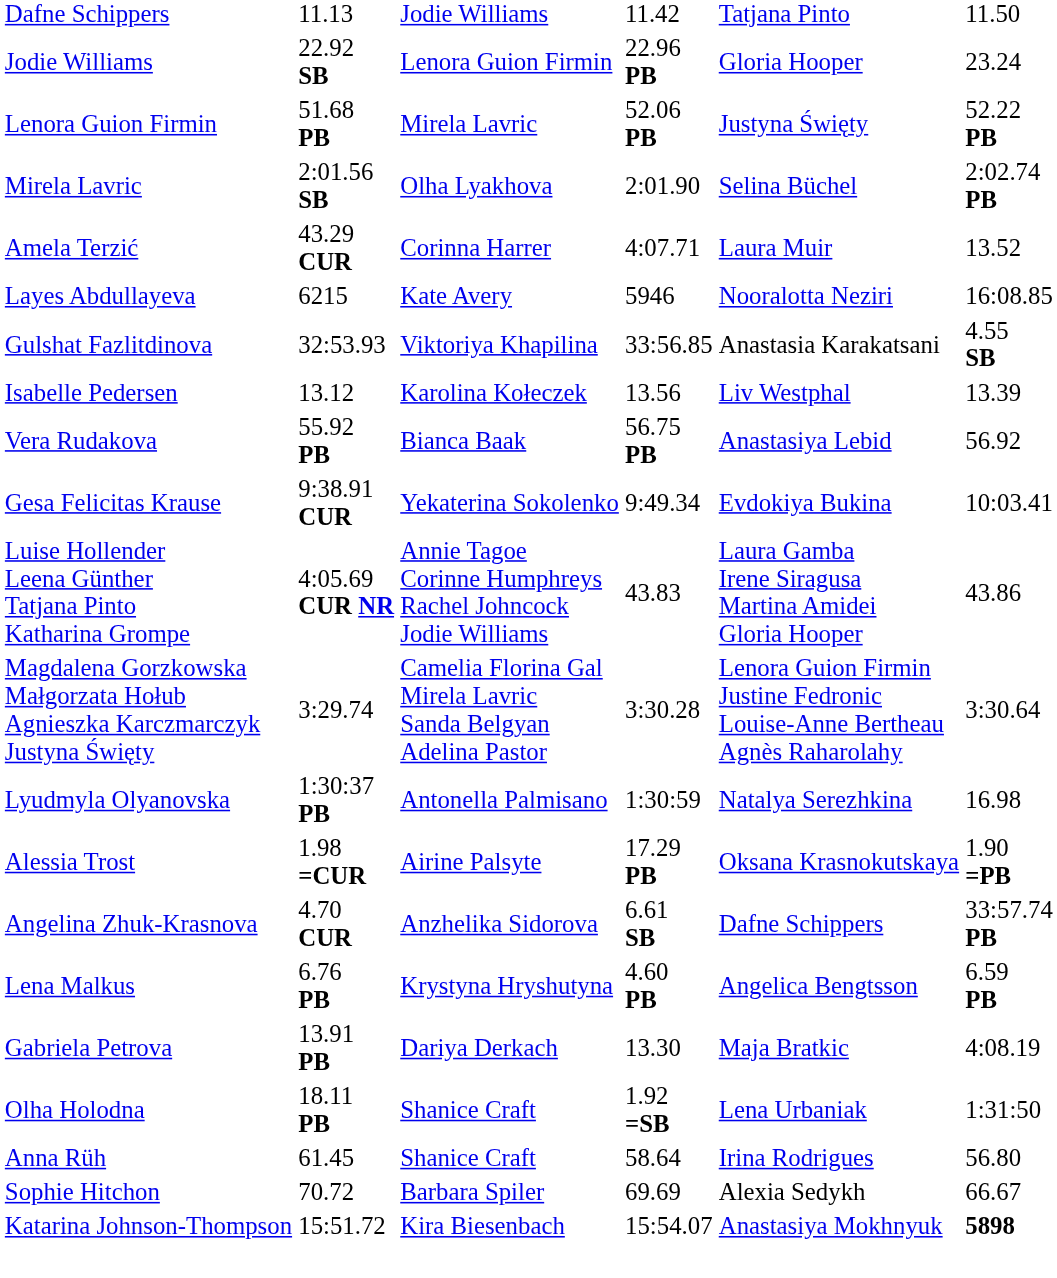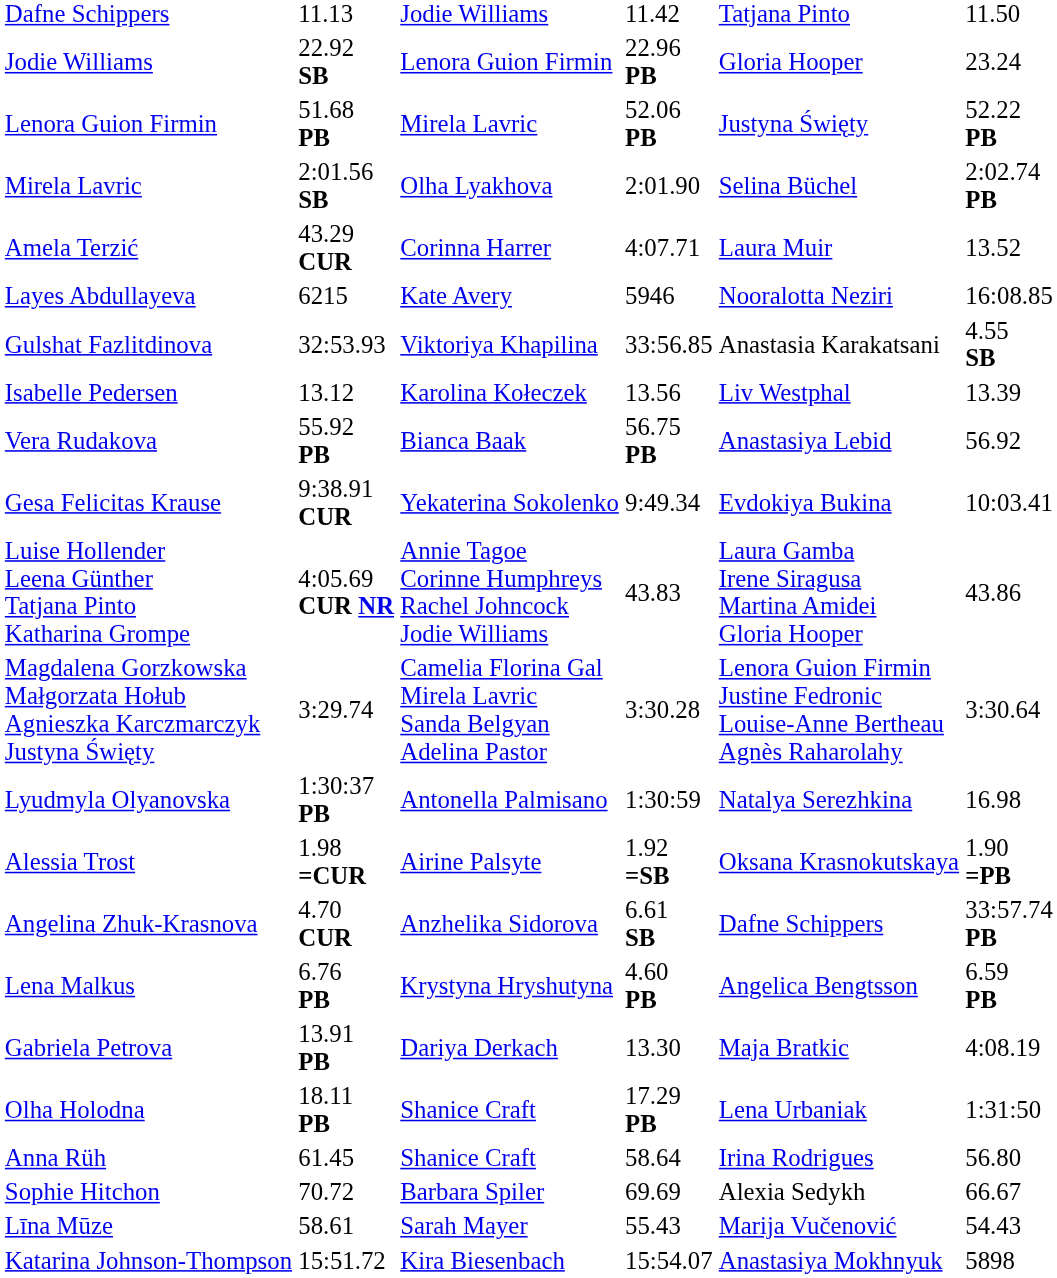(653, 862) 17.29 PB -> (647, 862) 1.92 =SB
(647, 1110) 1.92 =SB -> (653, 1110) 17.29 PB
+ row: (59, 1226)
(990, 1226) bold -> (990, 1260) normal
